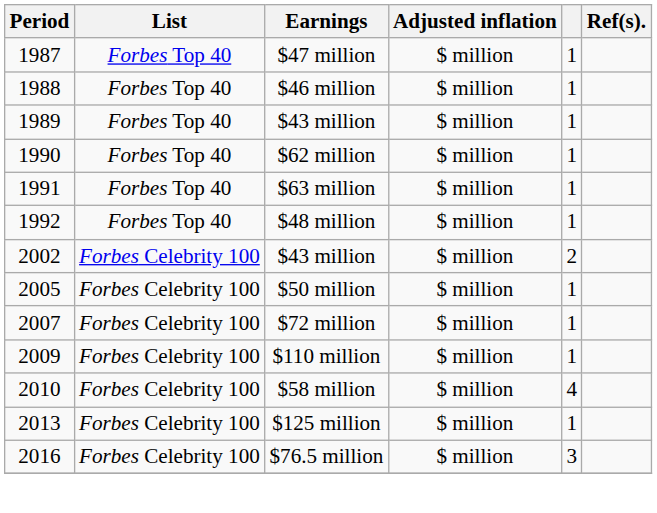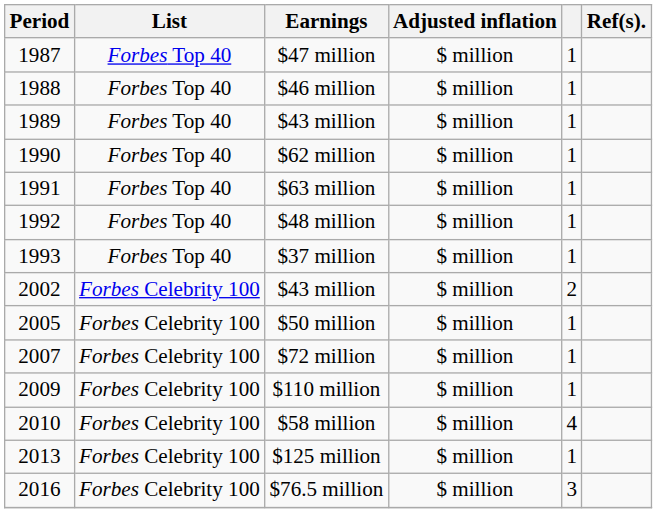+ row: (39, 255)
